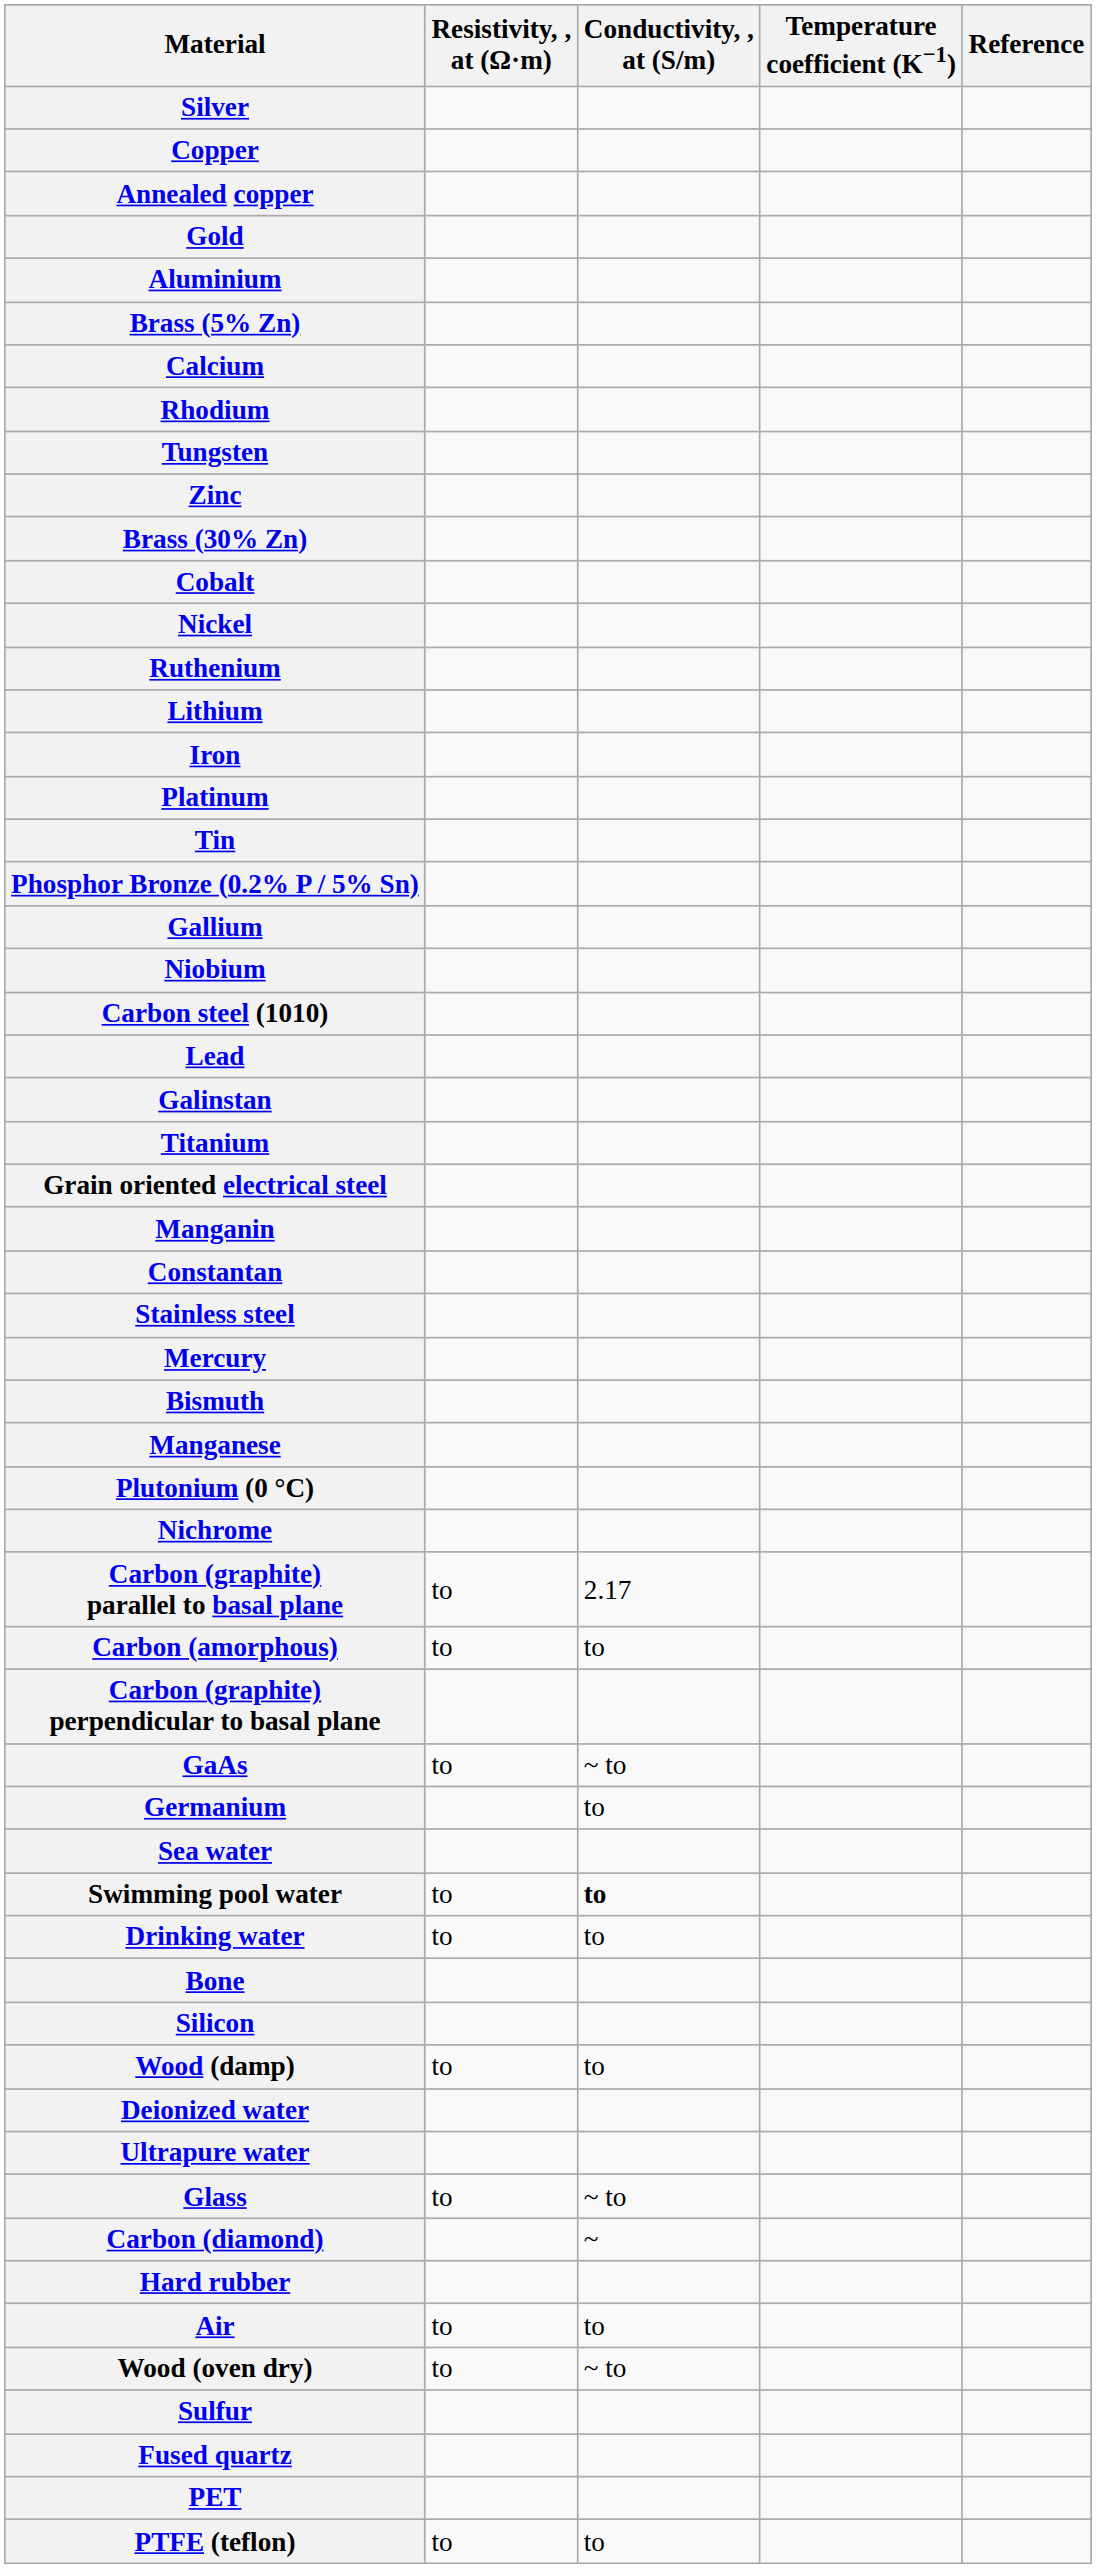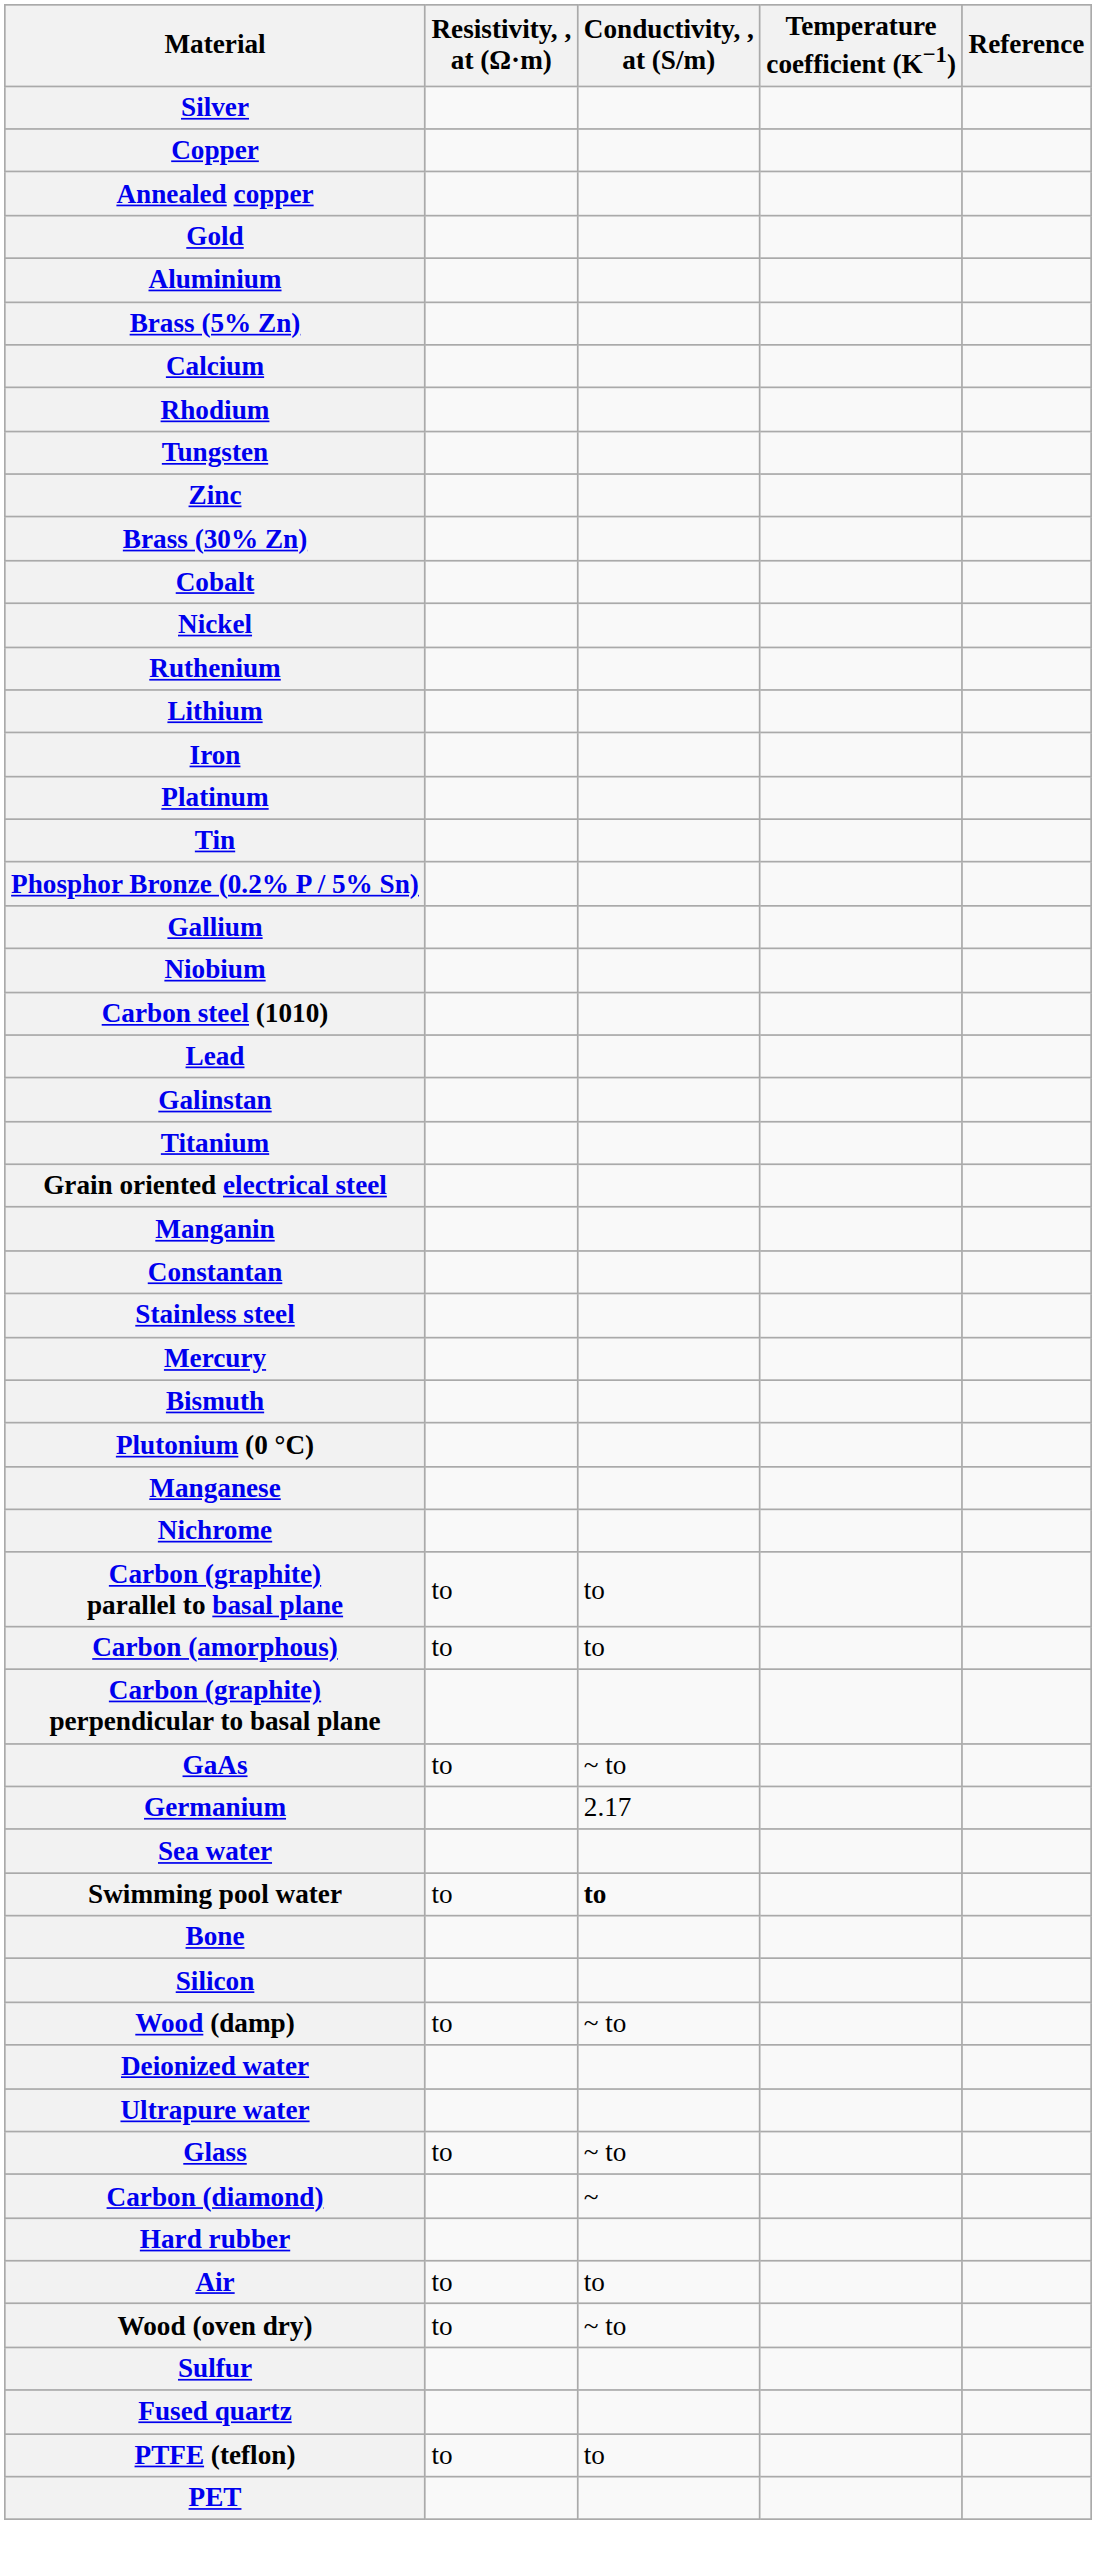rows swapped: (215, 1444) <-> (215, 1487)
(608, 1589) 2.17 -> (594, 1589) to
(594, 1807) to -> (608, 1807) 2.17
- row: (215, 1937)
(594, 2066) to -> (605, 2023) ~ to
rows swapped: (215, 2497) <-> (215, 2540)
